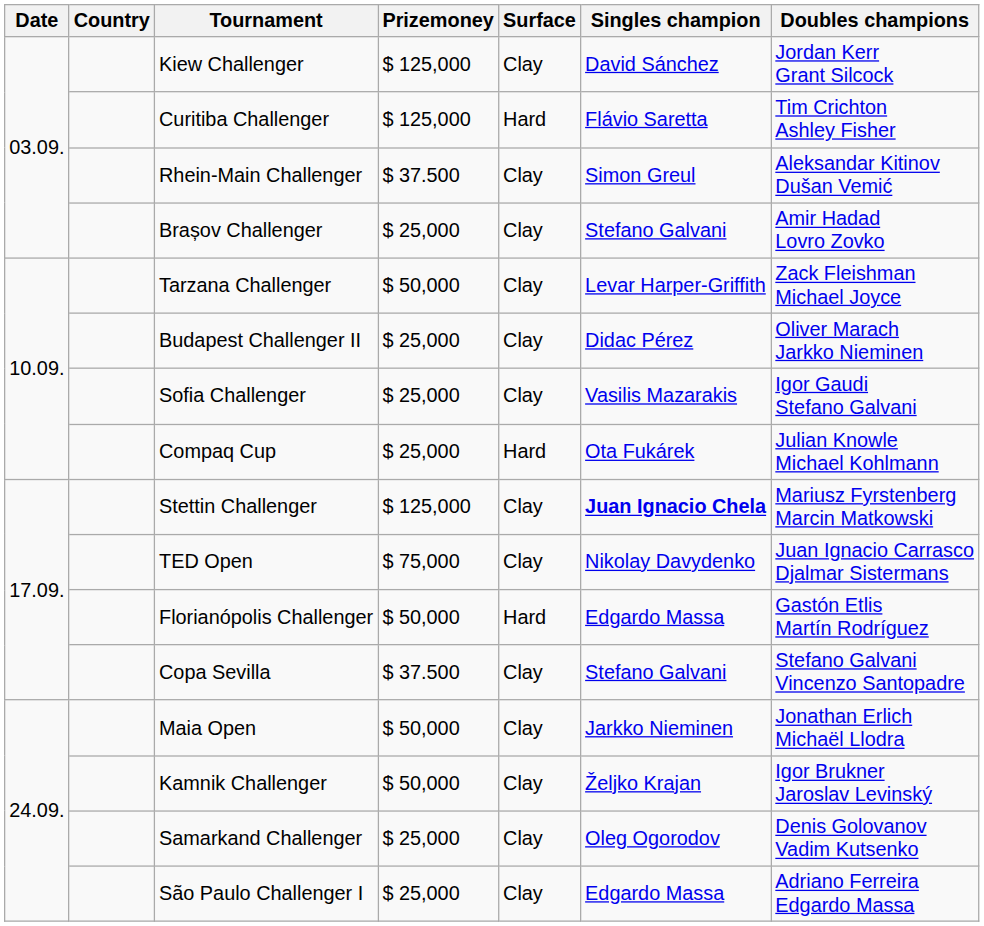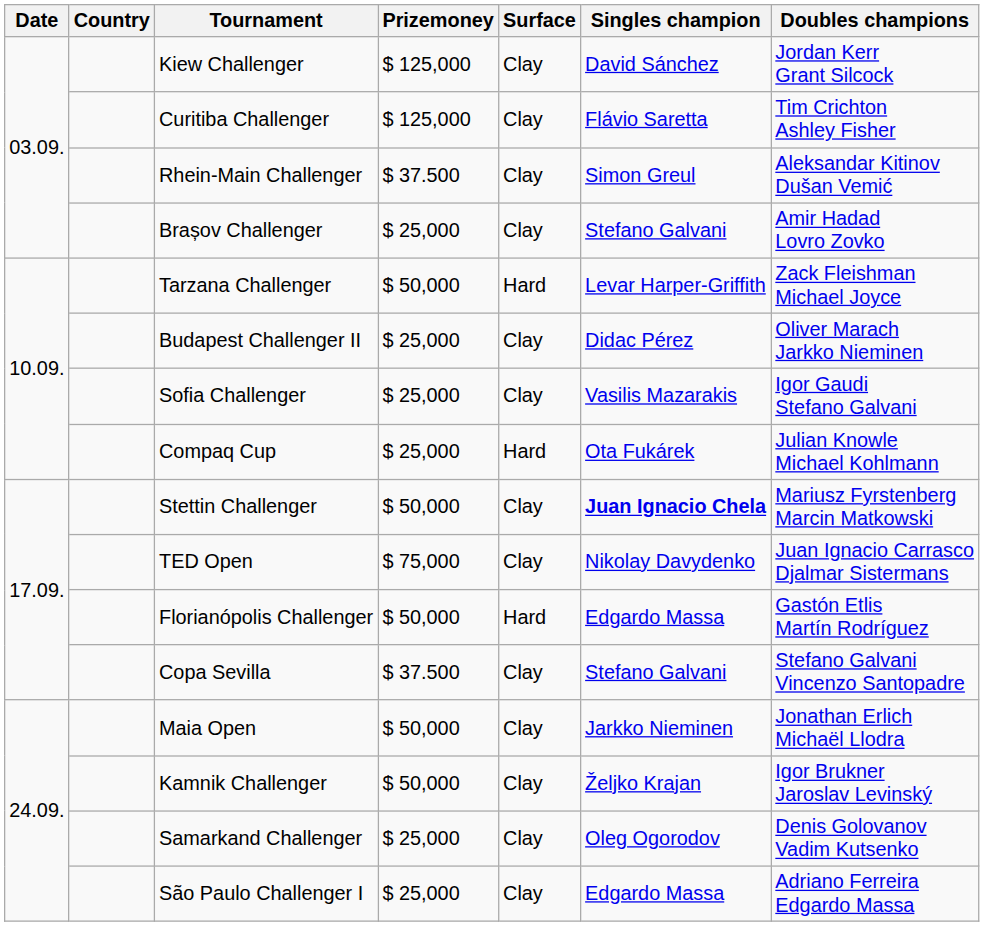(525, 119) Hard -> (523, 119) Clay
(523, 285) Clay -> (525, 285) Hard
(427, 506) $ 125,000 -> (421, 506) $ 50,000
